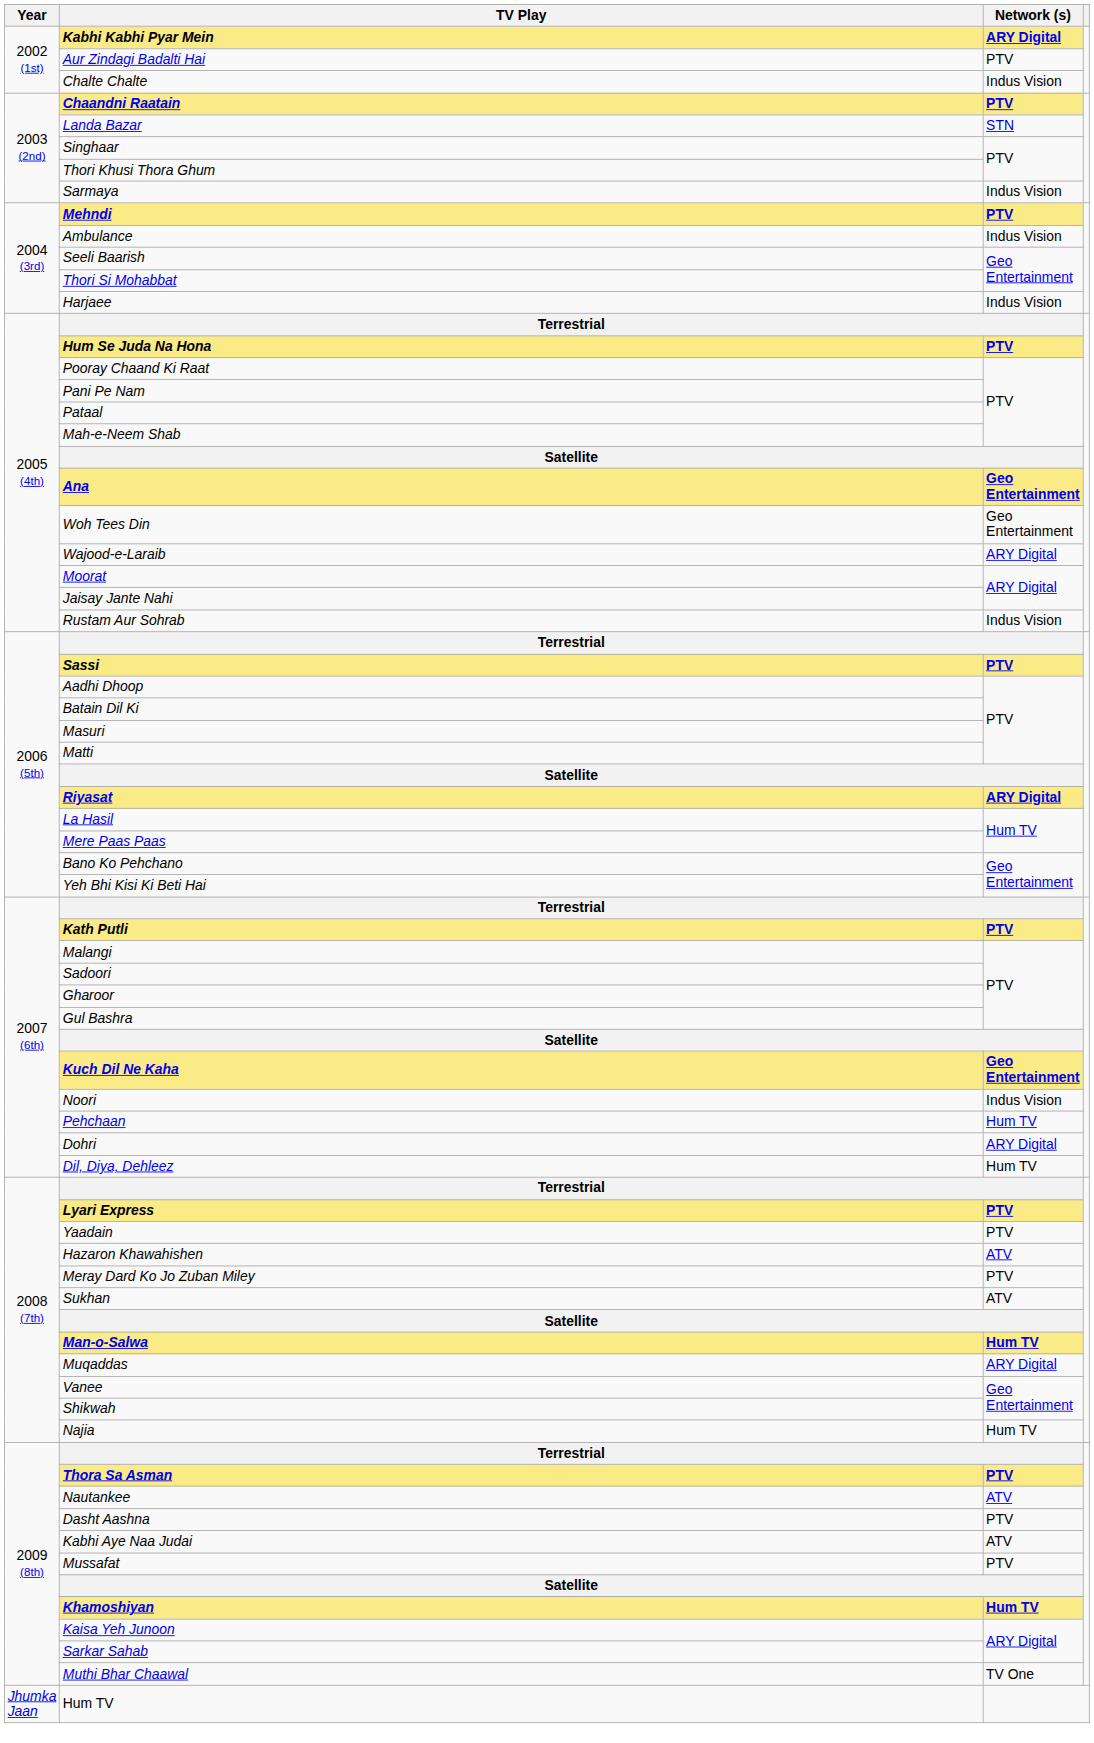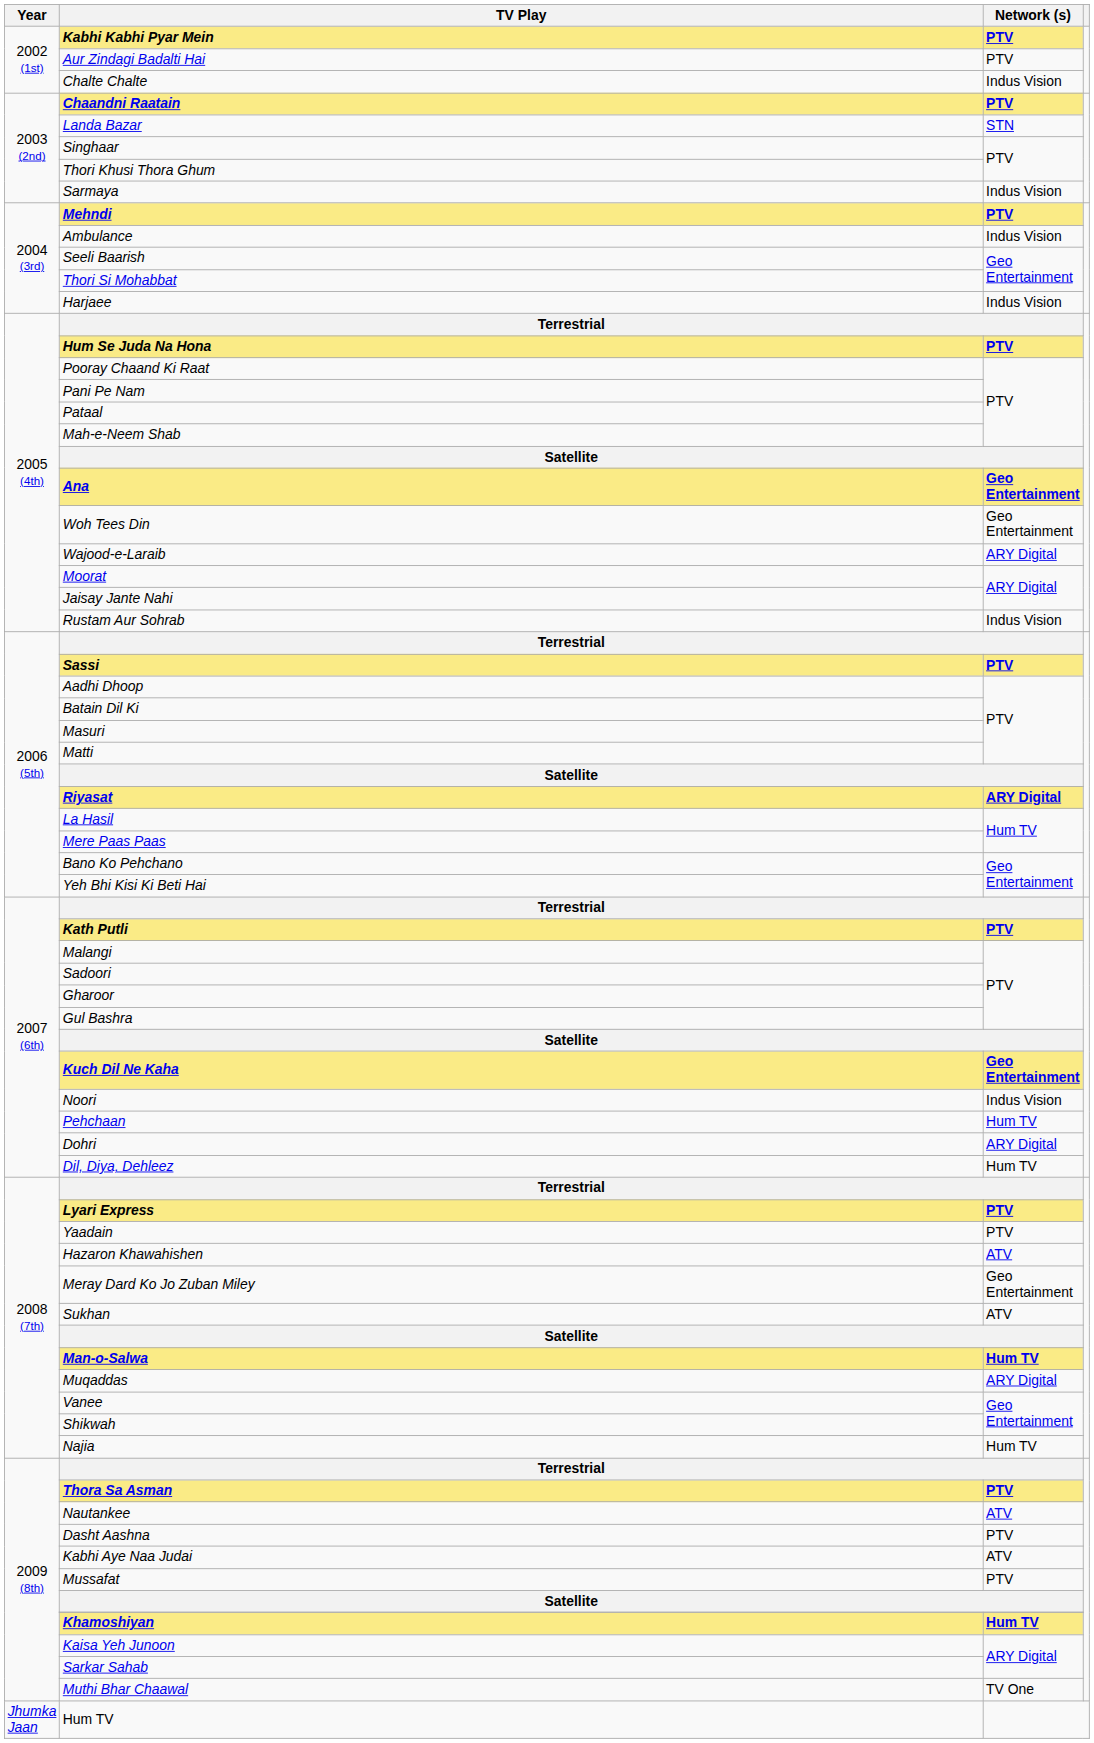(1024, 37) ARY Digital -> (1000, 37) PTV
(1000, 1276) PTV -> (1029, 1284) Geo Entertainment
